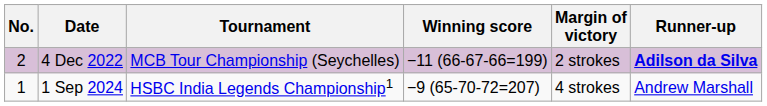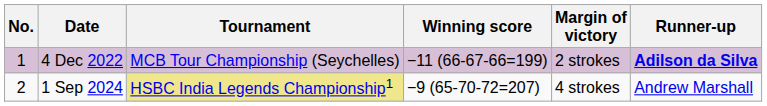(21, 60) 2 -> (21, 60) 1
(21, 87) 1 -> (21, 87) 2
(262, 87) no background -> (262, 87) khaki background
